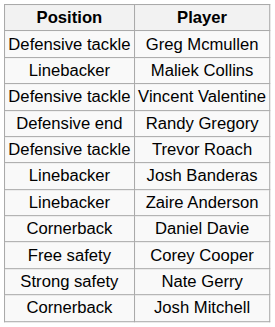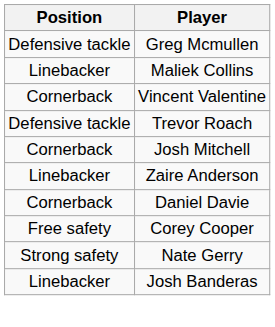(69, 96) Defensive tackle -> (69, 96) Cornerback
- row: (202, 123)
rows swapped: (202, 176) <-> (202, 307)
